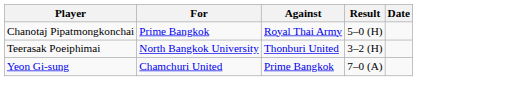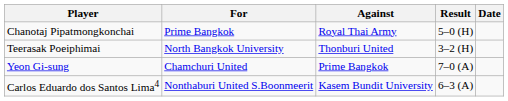+ row: (83, 85)
